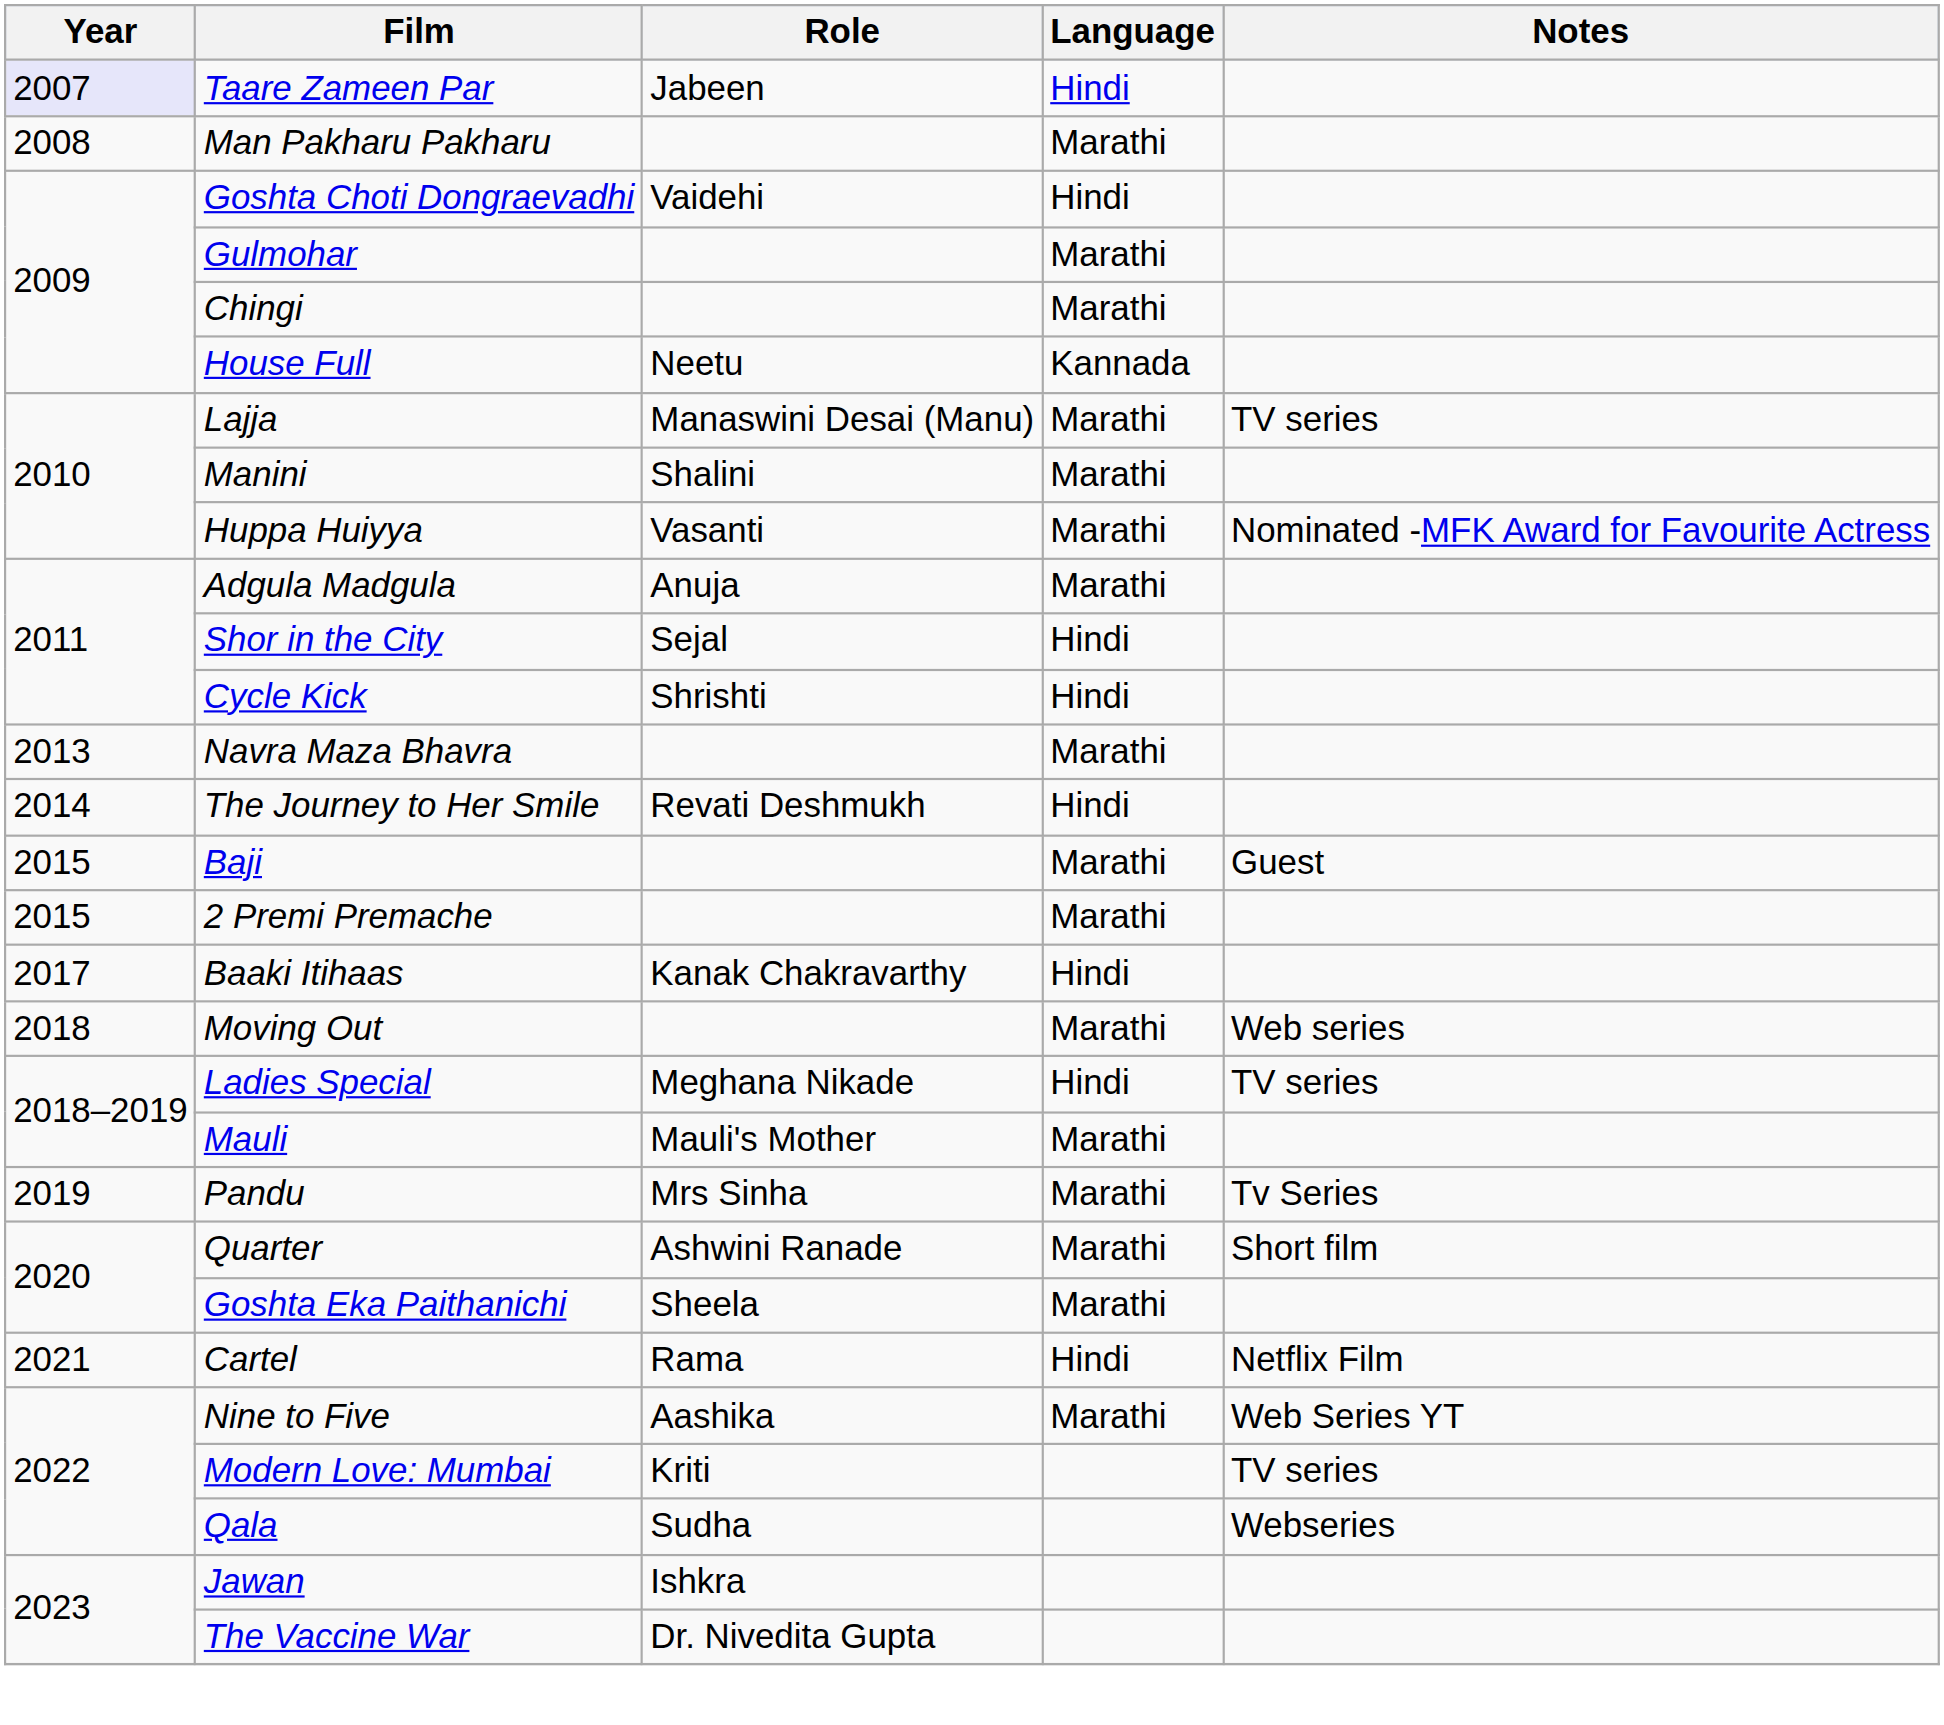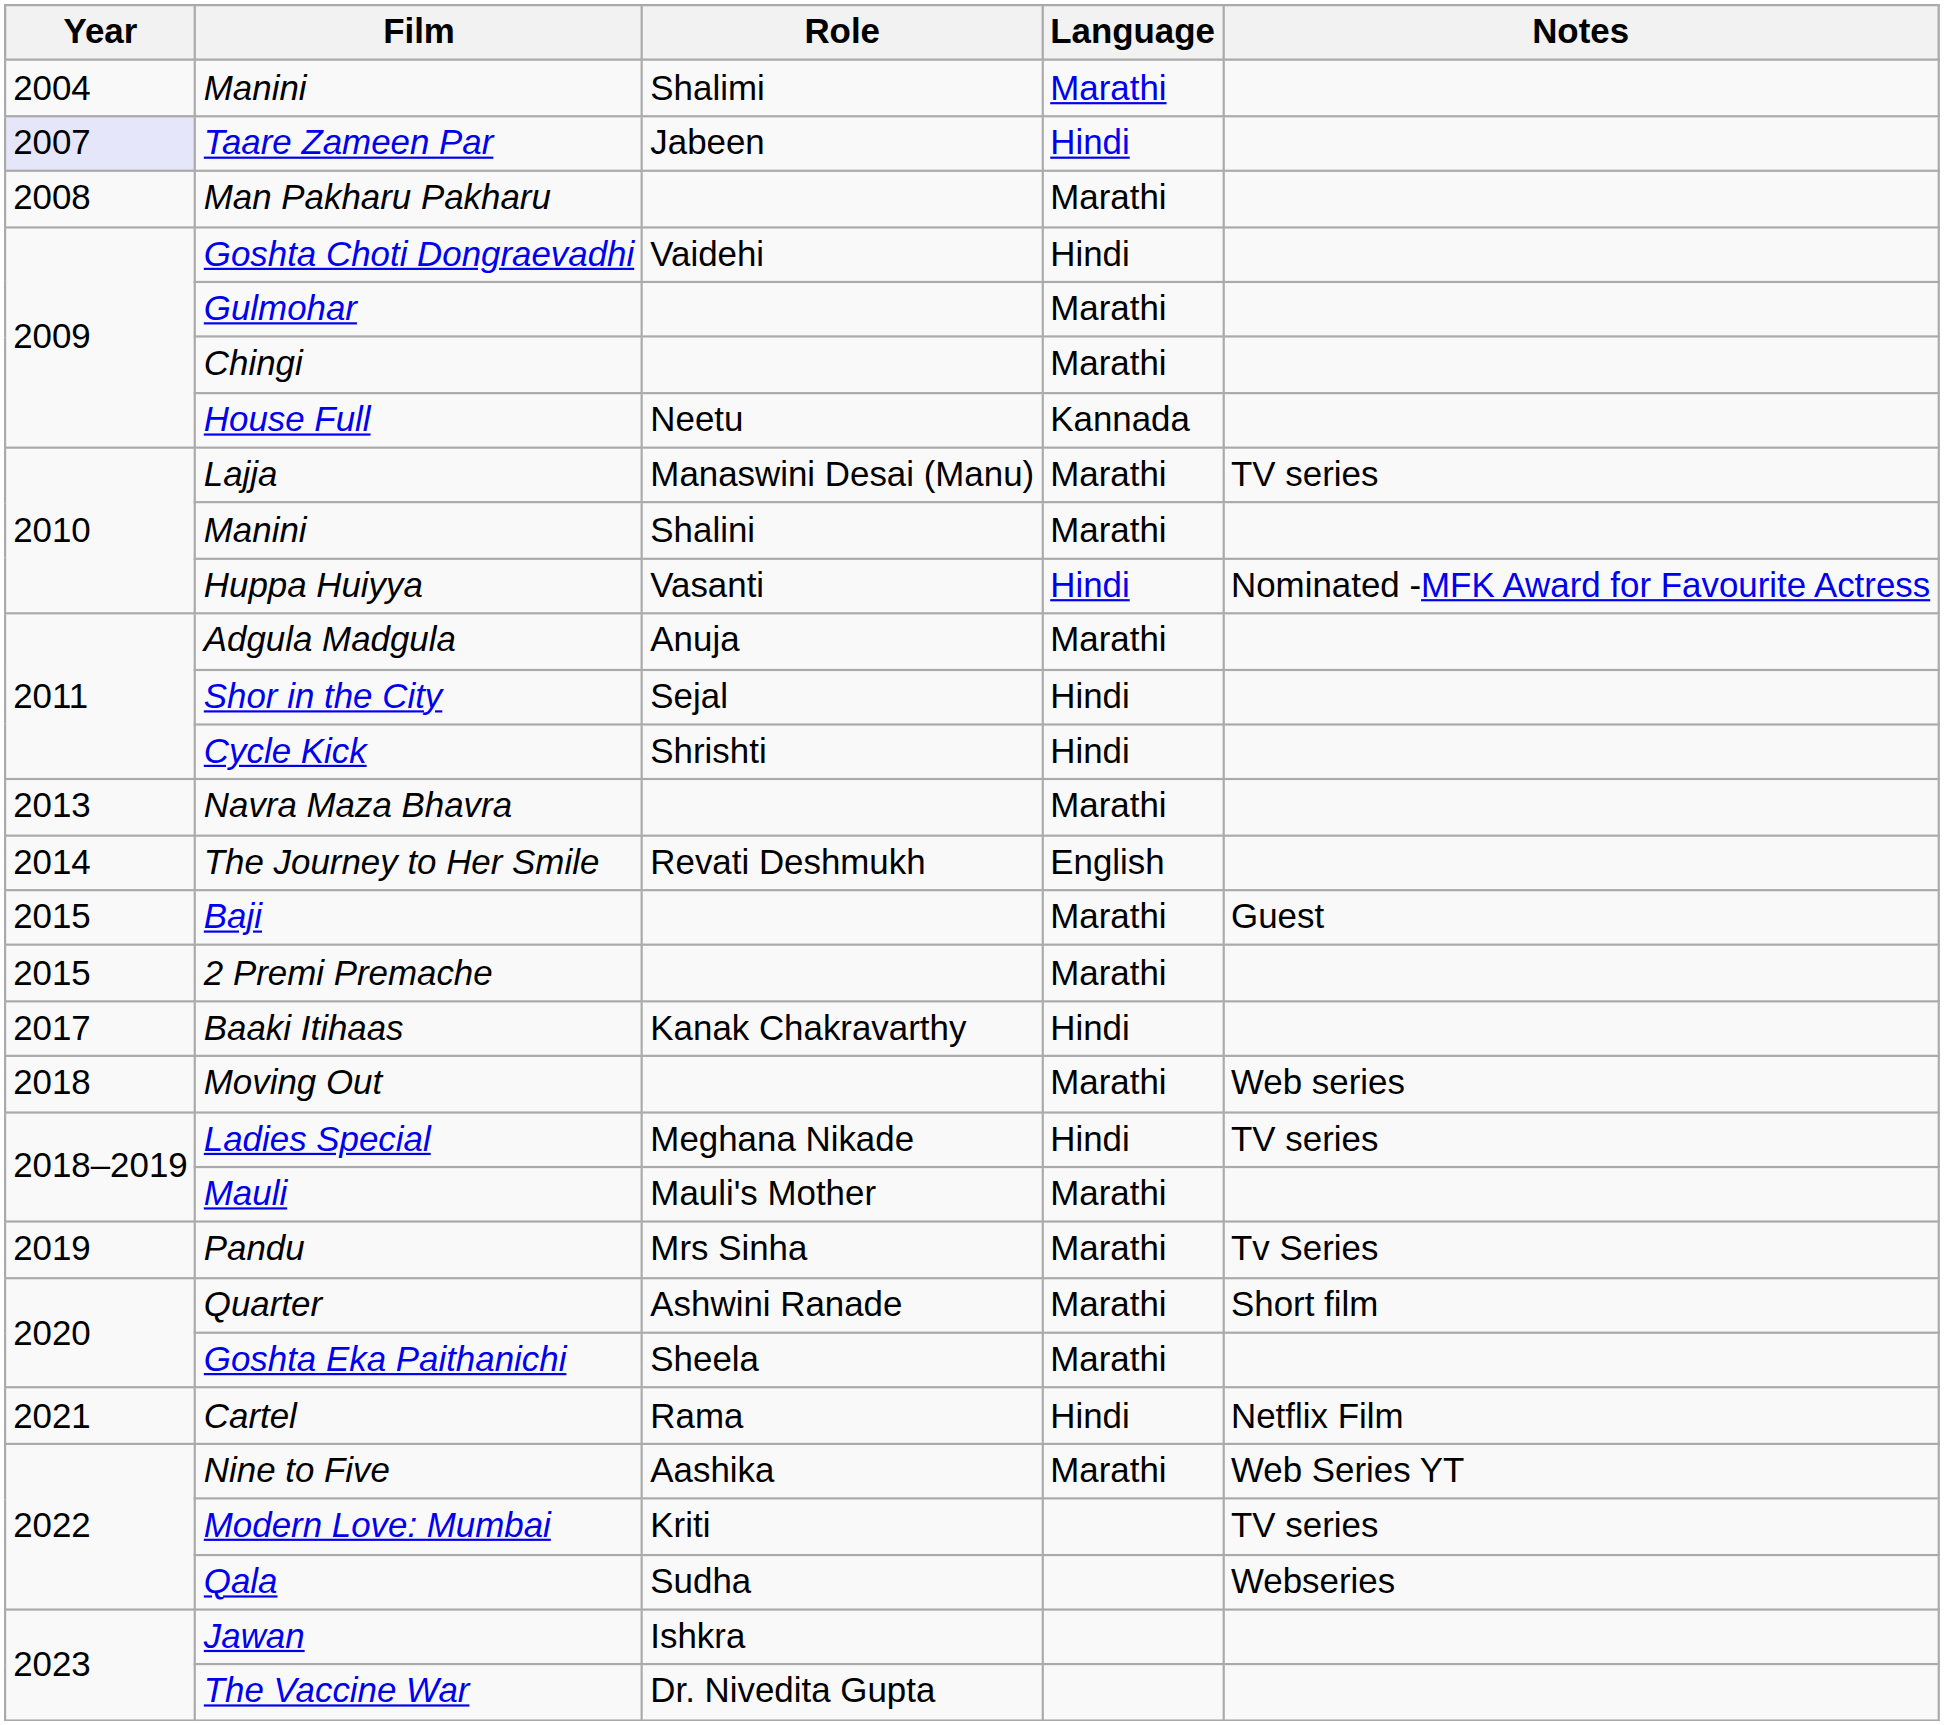+ row: (255, 87)
(1108, 530) Marathi -> (1090, 585) Hindi
(1090, 806) Hindi -> (1107, 861) English
